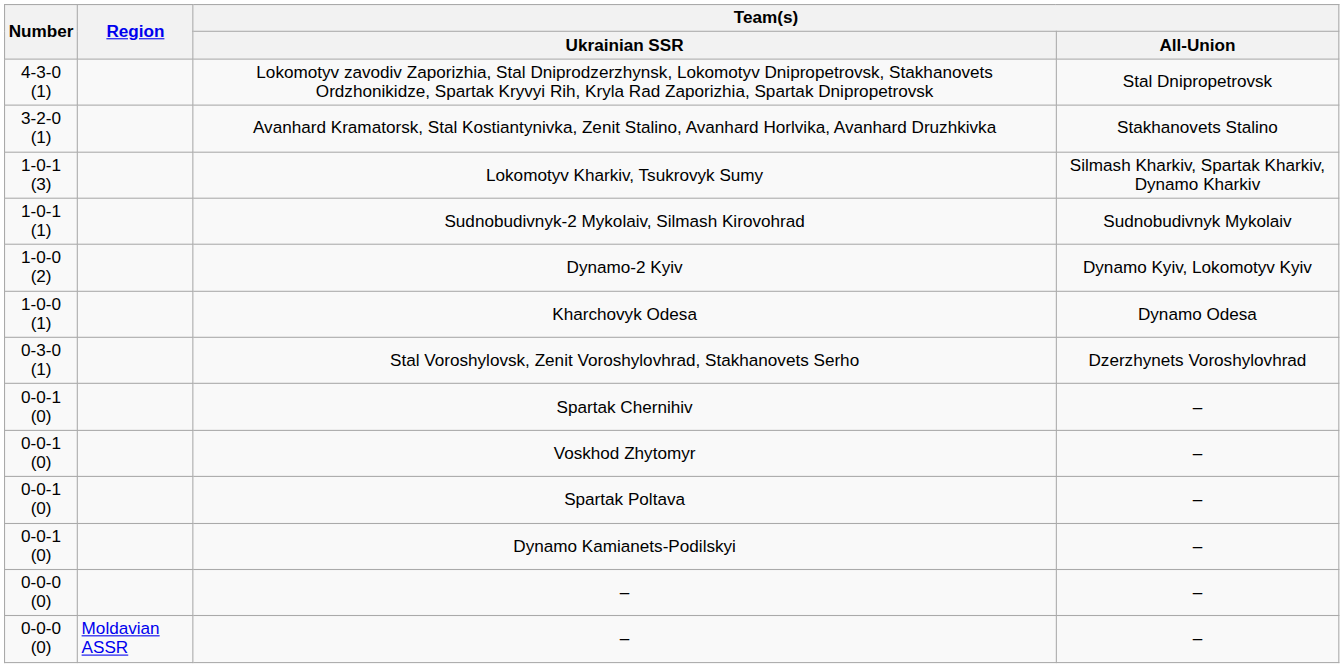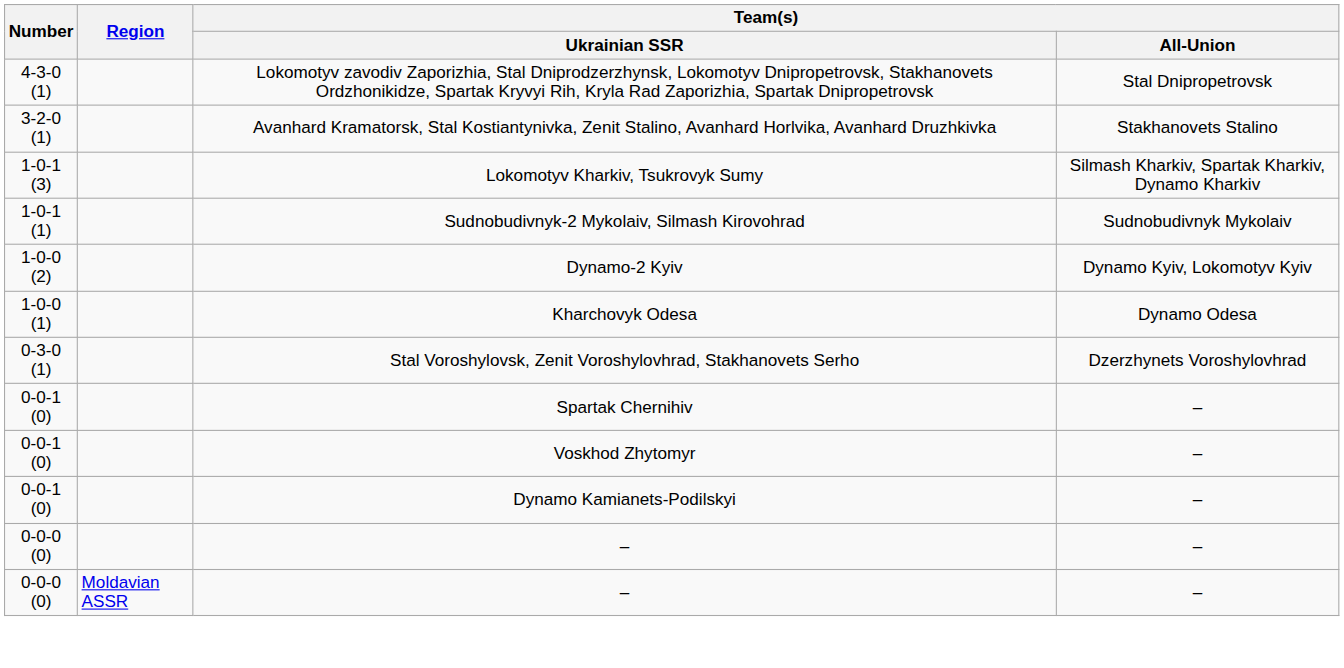- row: (135, 500)
